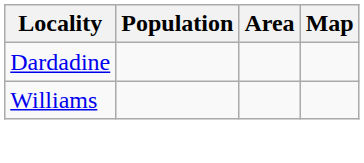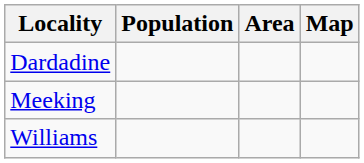+ row: (53, 99)
